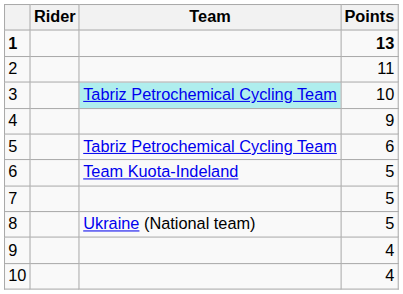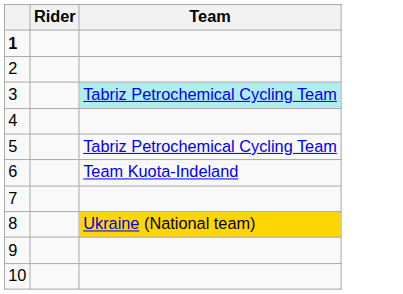- column: (369, 17)
(169, 224) no background -> (169, 224) gold background
